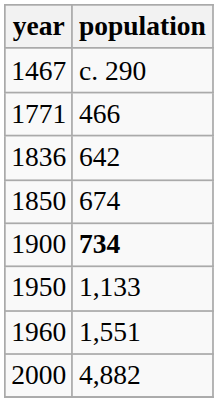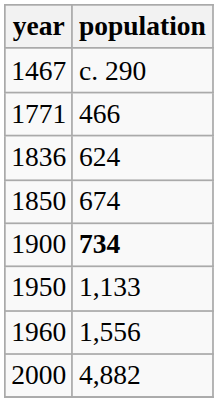(100, 157) 642 -> (100, 157) 624
(110, 331) 1,551 -> (110, 331) 1,556
